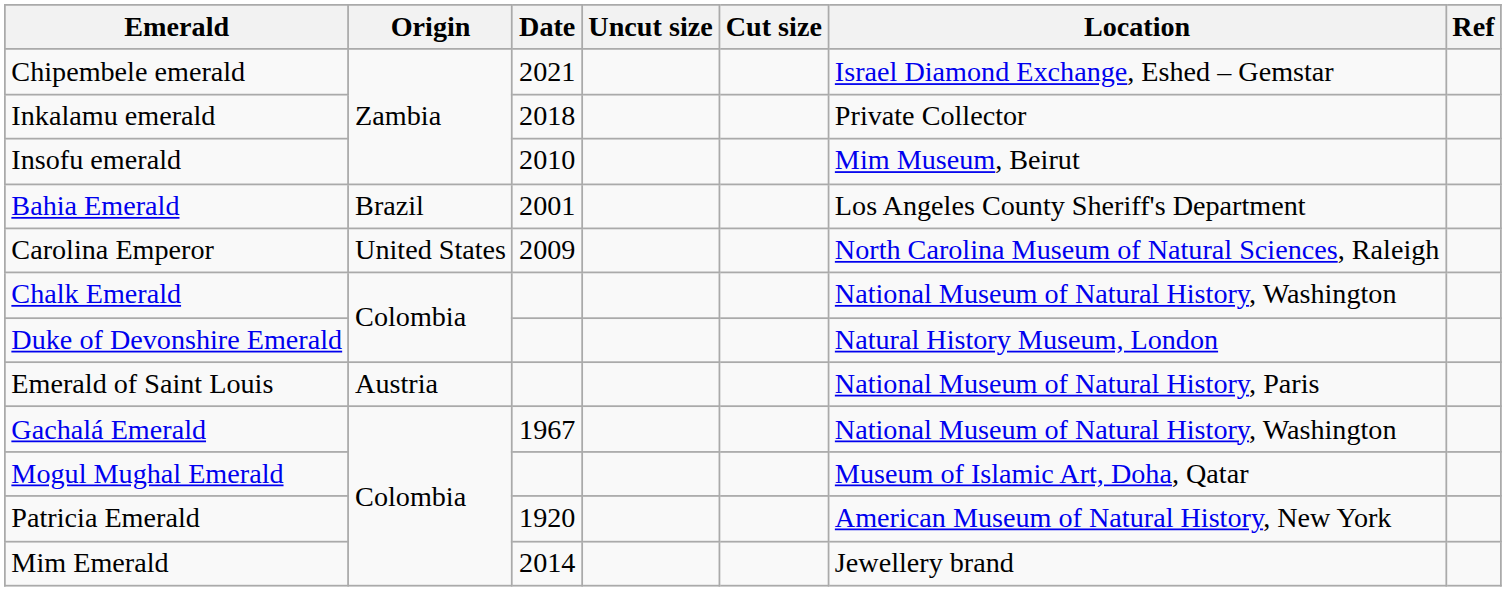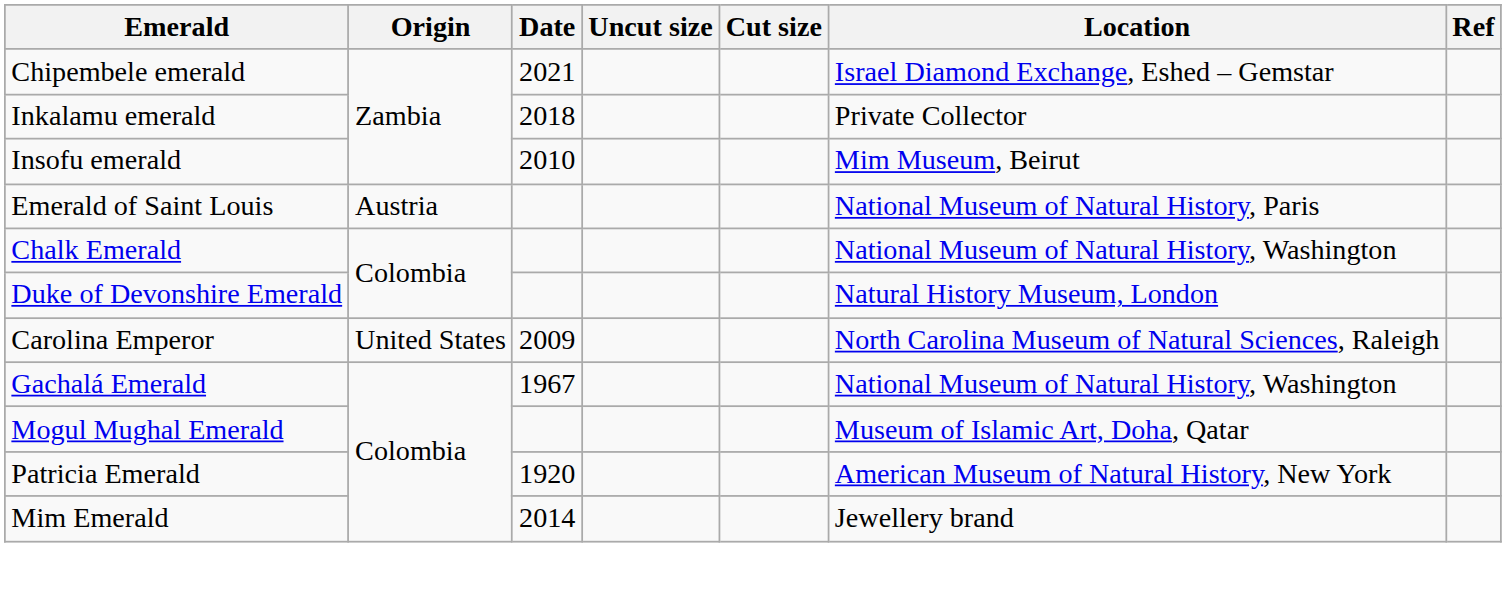- row: (95, 205)
rows swapped: (113, 250) <-> (142, 384)
